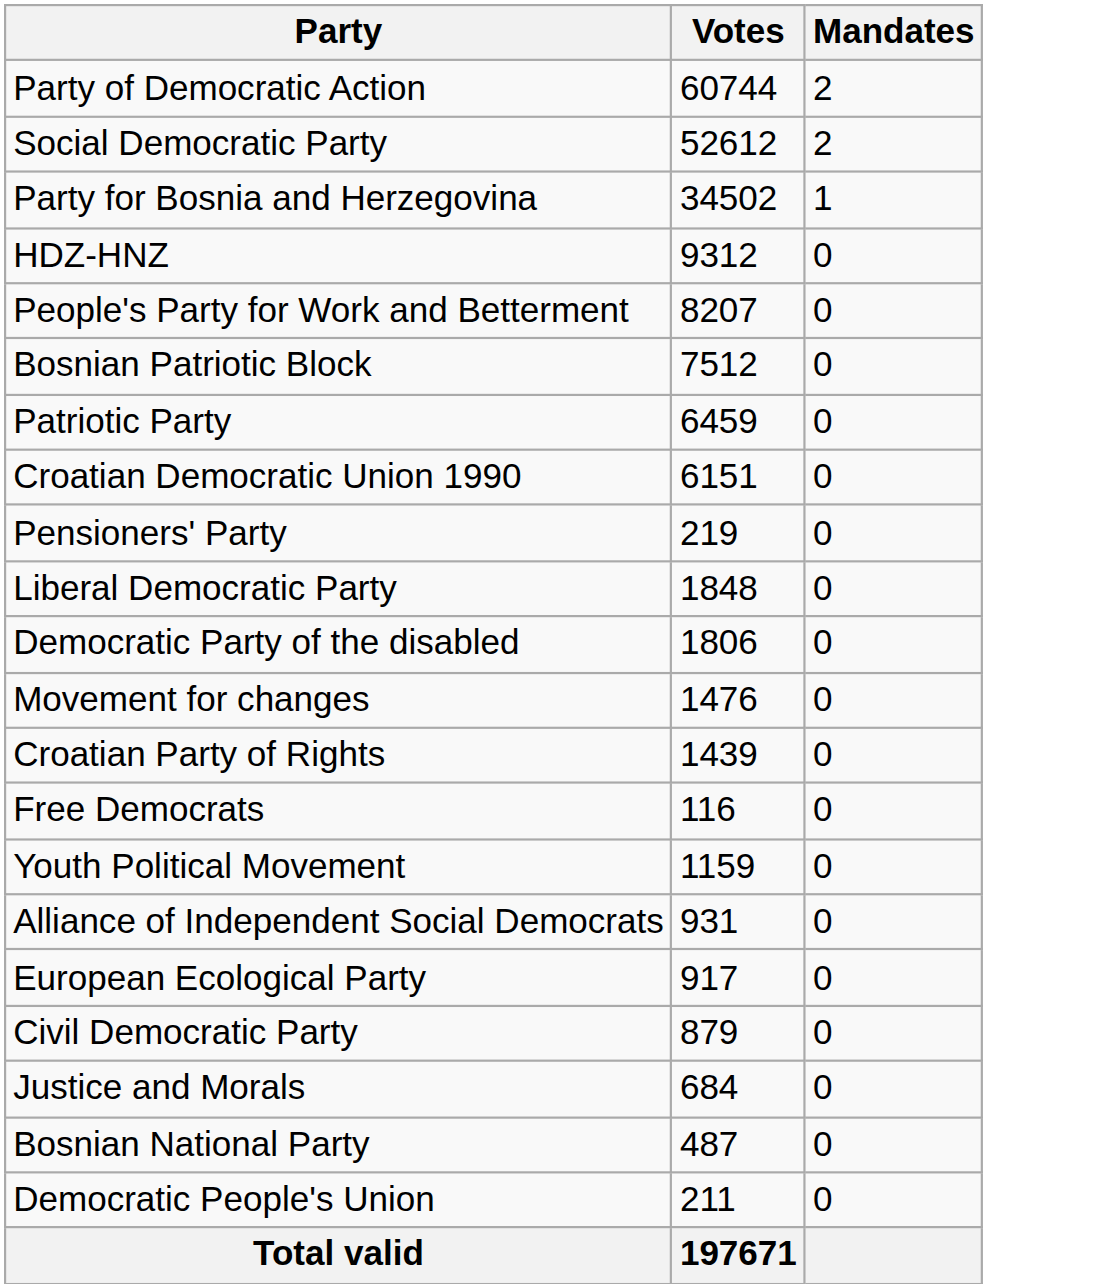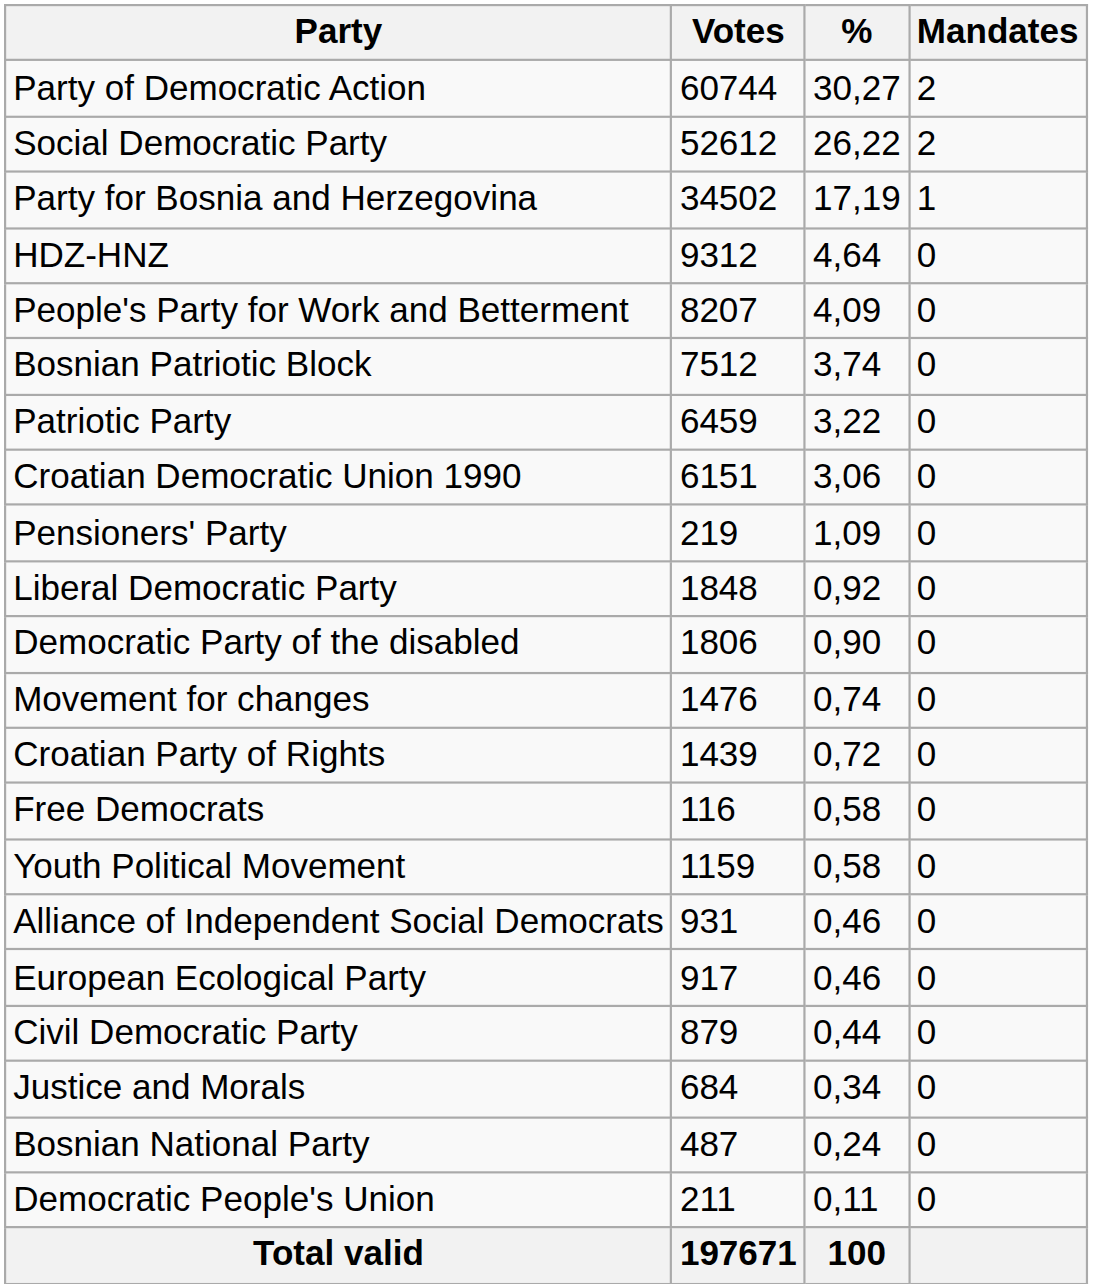+ column: (857, 32)
